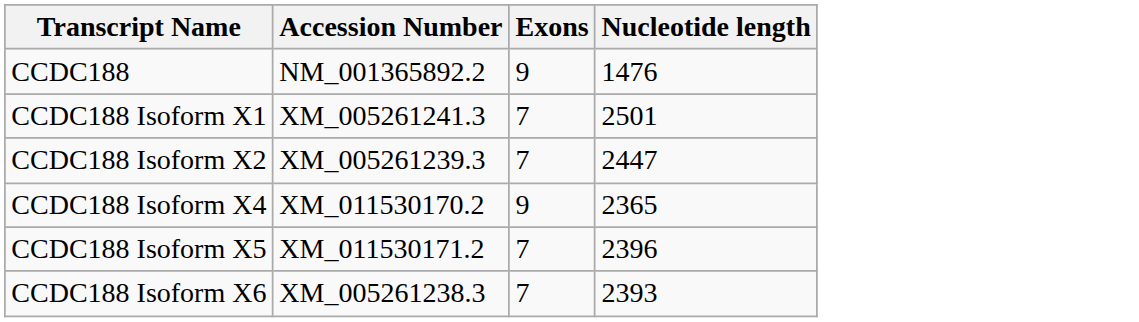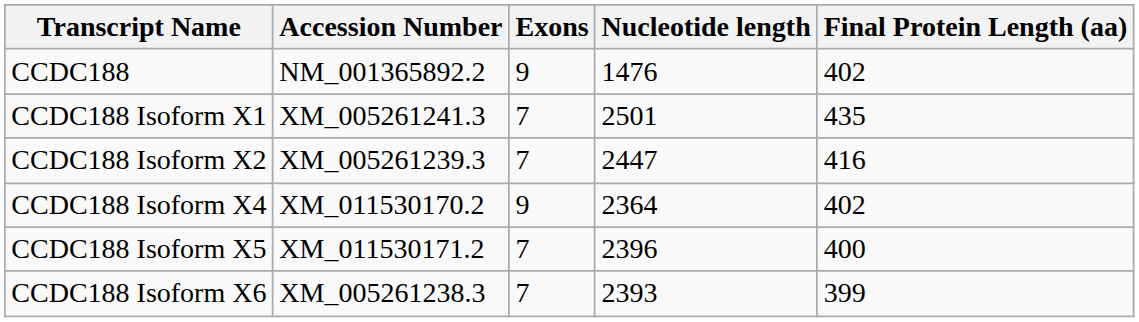+ column: (975, 26)
(630, 204) 2365 -> (630, 204) 2364
